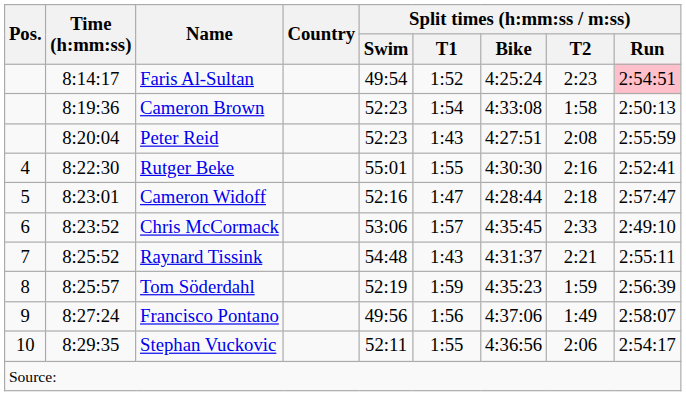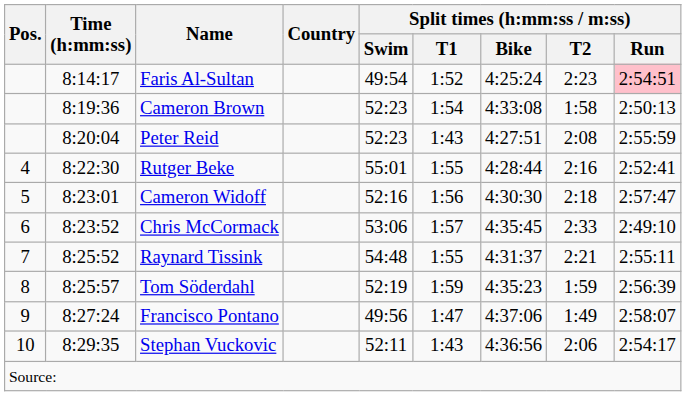(514, 167) 4:30:30 -> (514, 167) 4:28:44
(447, 197) 1:47 -> (447, 197) 1:56
(514, 197) 4:28:44 -> (514, 197) 4:30:30
(447, 256) 1:43 -> (447, 256) 1:55
(447, 316) 1:56 -> (447, 316) 1:47
(447, 345) 1:55 -> (447, 345) 1:43
